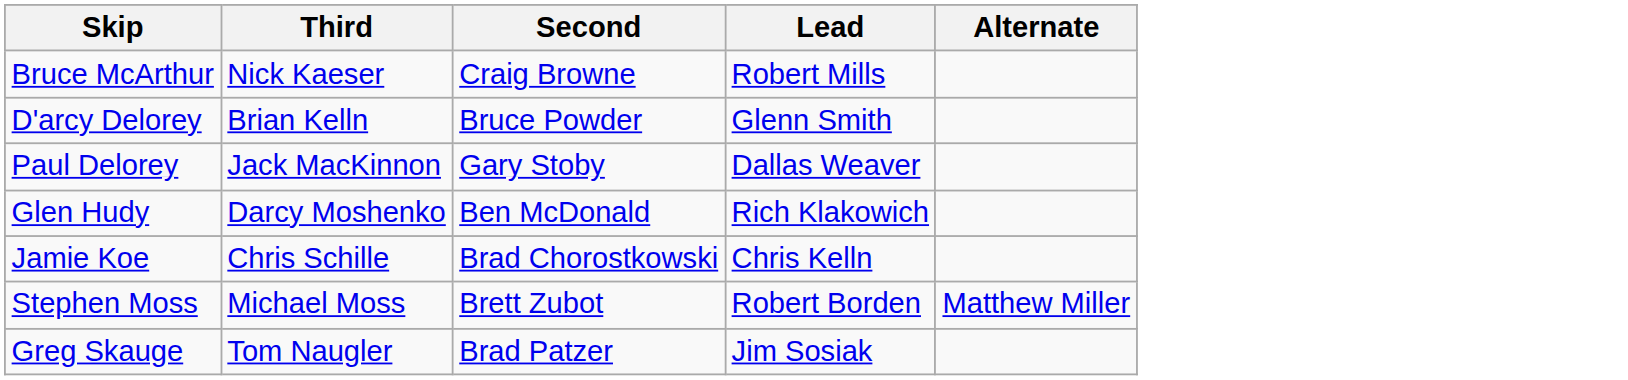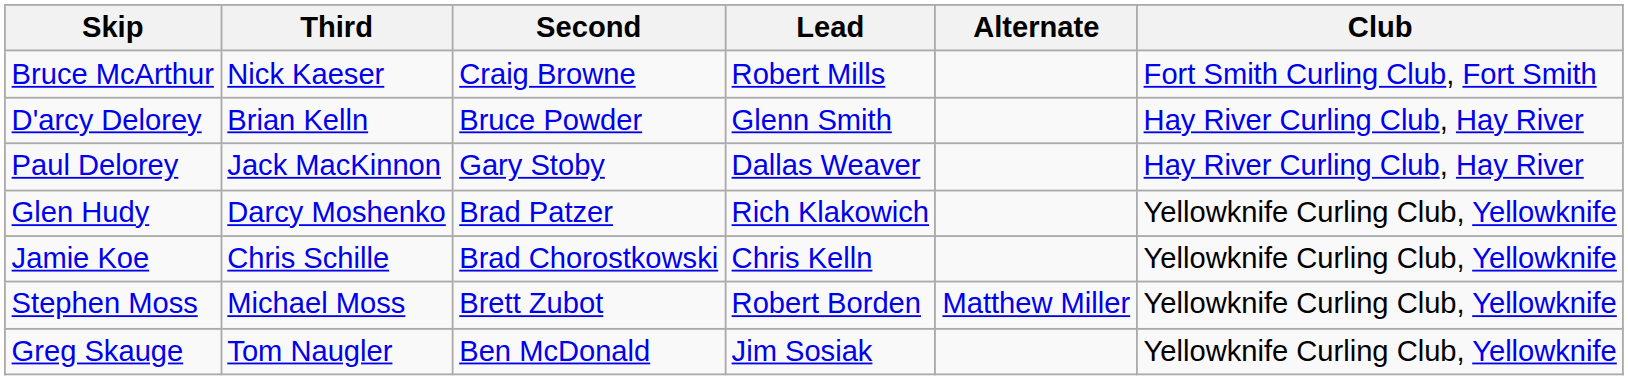+ column: (1380, 27)
(555, 212) Ben McDonald -> (536, 212) Brad Patzer
(536, 350) Brad Patzer -> (555, 350) Ben McDonald
